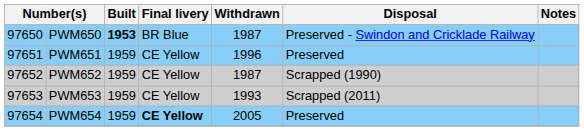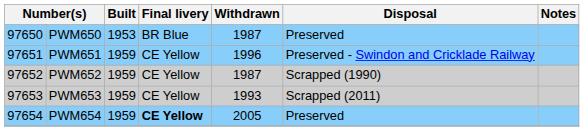(122, 34) bold -> (122, 34) normal
(410, 34) Preserved - Swindon and Cricklade Railway -> (315, 34) Preserved
(315, 55) Preserved -> (410, 55) Preserved - Swindon and Cricklade Railway
